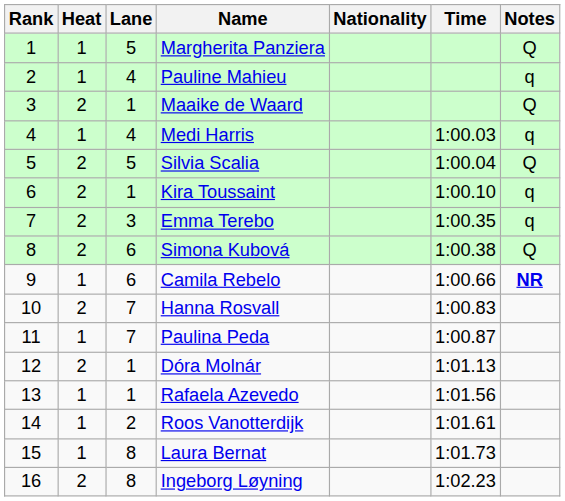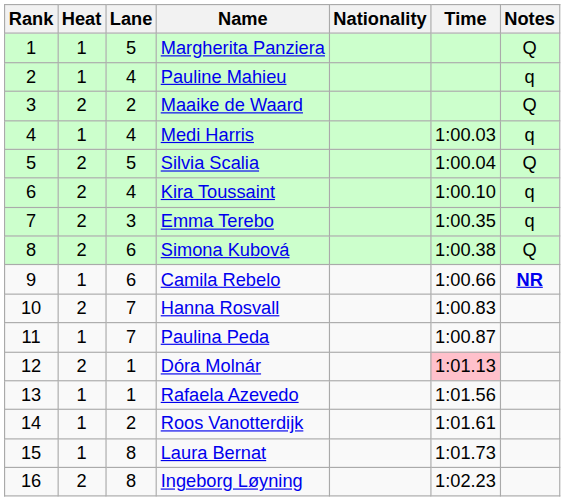(131, 105) 1 -> (131, 105) 2
(131, 192) 1 -> (131, 192) 4
(465, 366) no background -> (465, 366) pink background
